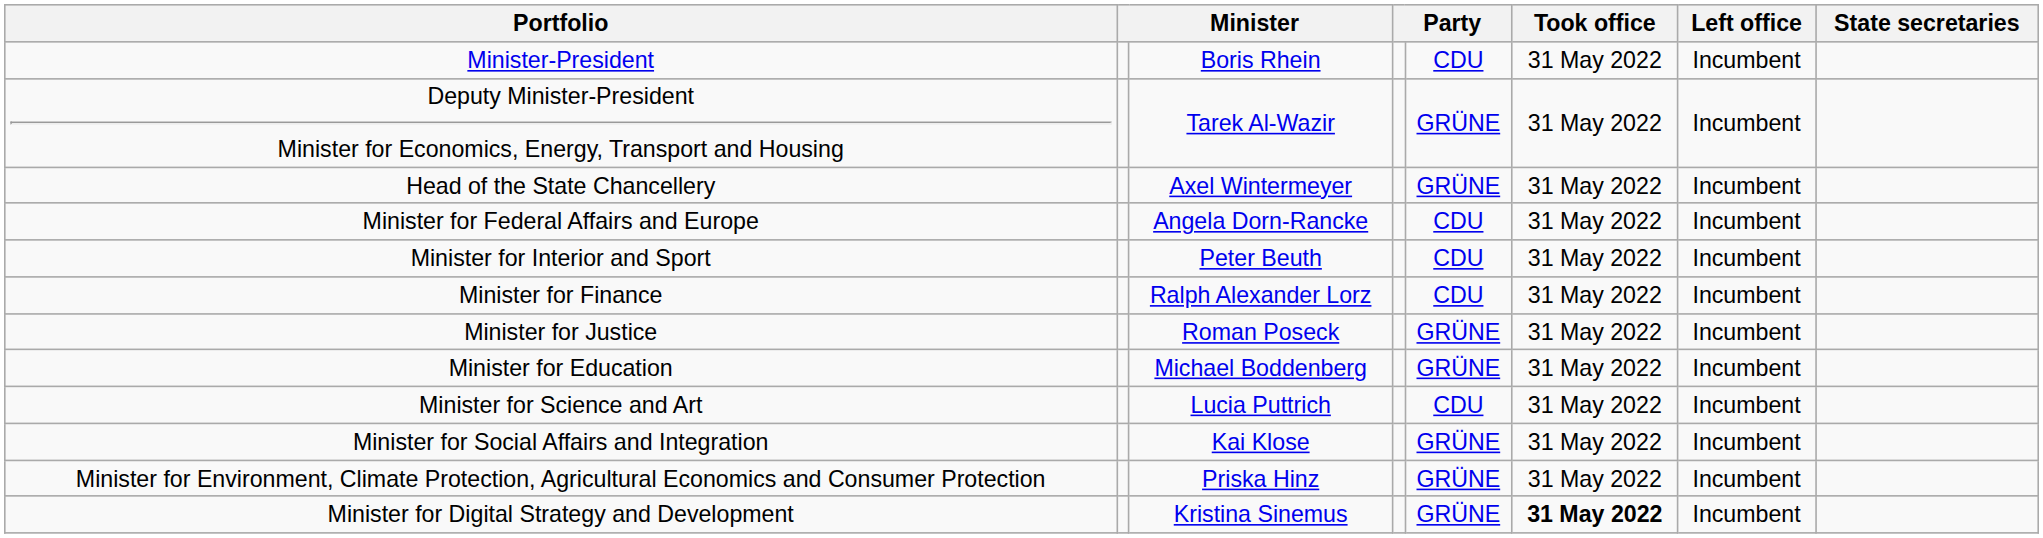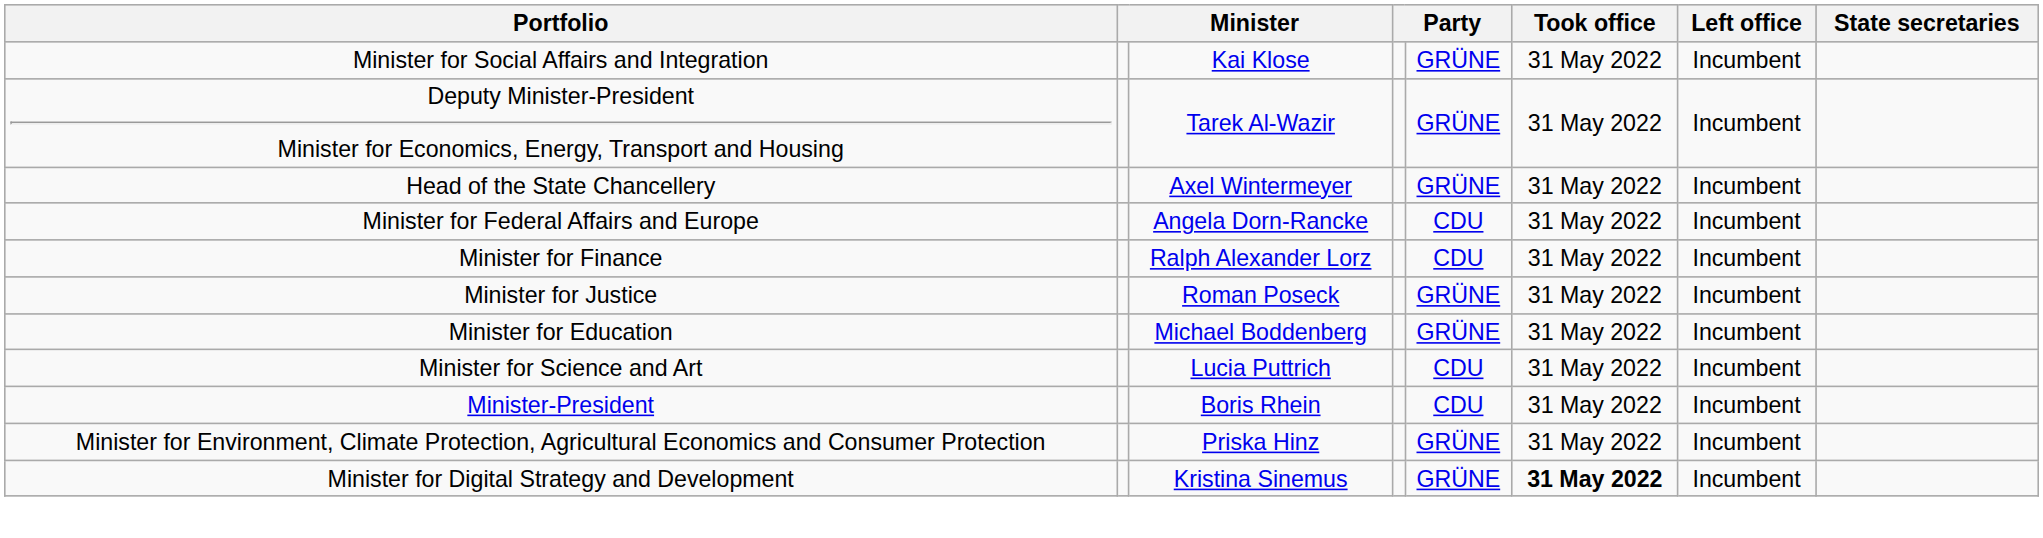rows swapped: (561, 60) <-> (561, 442)
- row: (561, 259)
